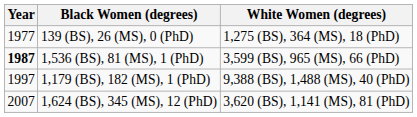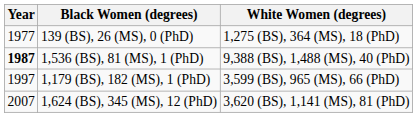(311, 58) 3,599 (BS), 965 (MS), 66 (PhD) -> (316, 58) 9,388 (BS), 1,488 (MS), 40 (PhD)
(316, 79) 9,388 (BS), 1,488 (MS), 40 (PhD) -> (311, 79) 3,599 (BS), 965 (MS), 66 (PhD)
